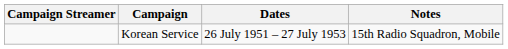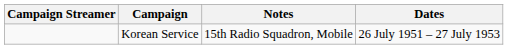columns swapped: (275, 14) <-> (426, 14)
